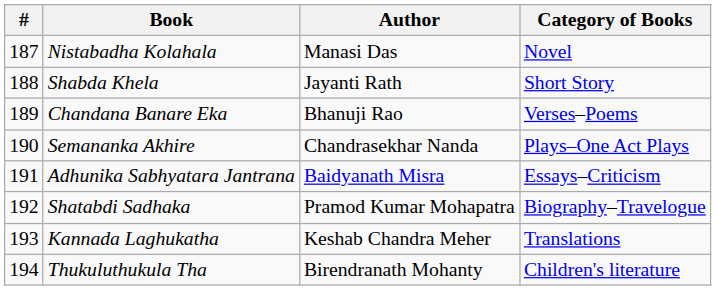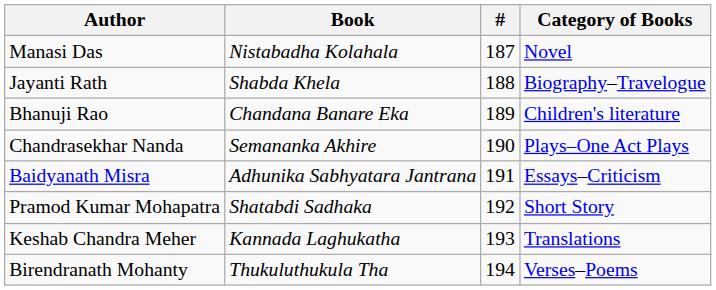columns swapped: (24, 20) <-> (409, 20)
(569, 82) Short Story -> (615, 82) Biography–Travelogue
(581, 113) Verses–Poems -> (602, 113) Children's literature
(615, 207) Biography–Travelogue -> (569, 207) Short Story
(602, 269) Children's literature -> (581, 269) Verses–Poems
